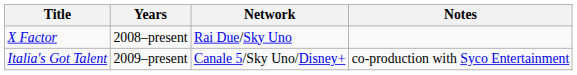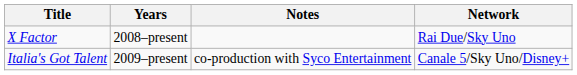columns swapped: (270, 15) <-> (460, 15)
